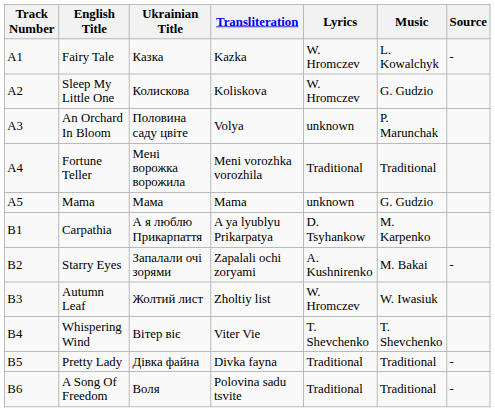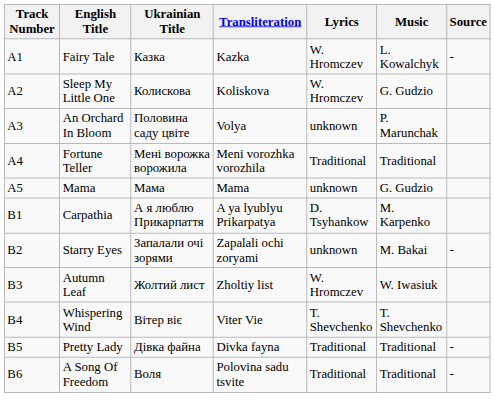(339, 264) A. Kushnirenko -> (334, 250) unknown
